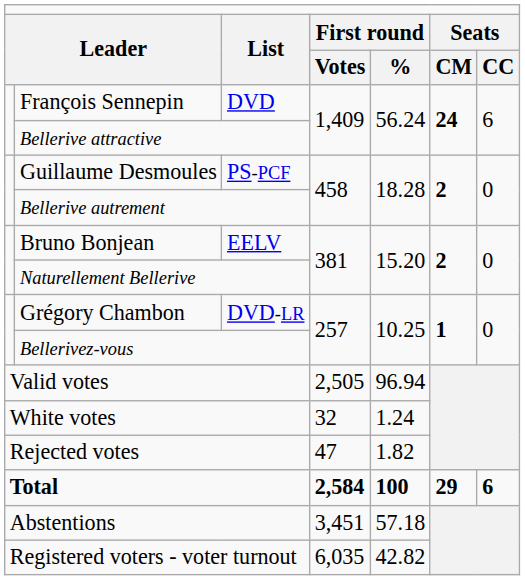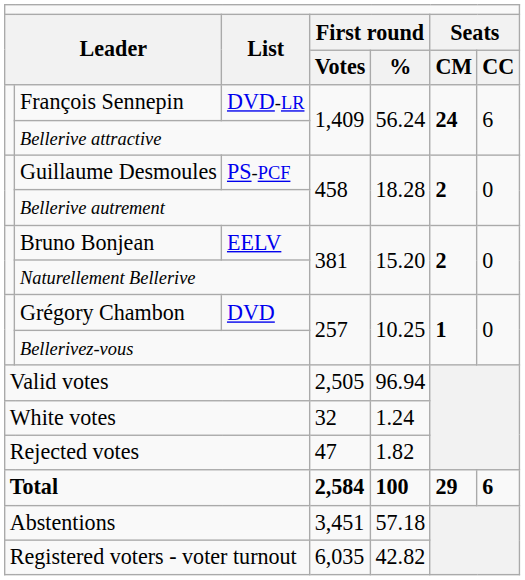(251, 102) DVD -> (266, 102) DVD-LR
(266, 312) DVD-LR -> (251, 312) DVD
